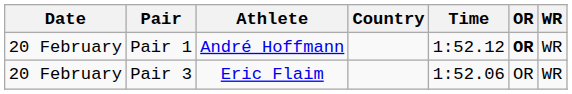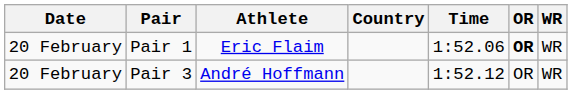(272, 47) André Hoffmann -> (272, 47) Eric Flaim
(469, 47) 1:52.12 -> (469, 47) 1:52.06
(272, 75) Eric Flaim -> (272, 75) André Hoffmann
(469, 75) 1:52.06 -> (469, 75) 1:52.12
